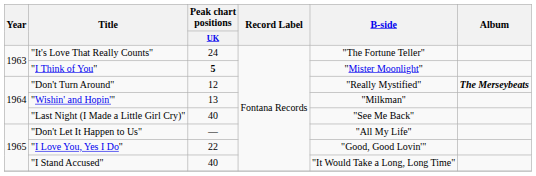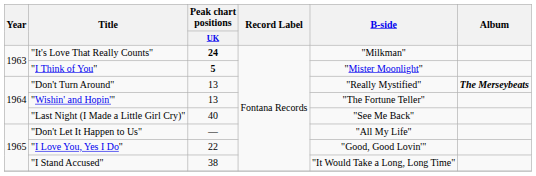(213, 53) normal -> (213, 53) bold
(384, 53) "The Fortune Teller" -> (384, 53) "Milkman"
(213, 84) 12 -> (213, 84) 13
(384, 100) "Milkman" -> (384, 100) "The Fortune Teller"
(213, 163) 40 -> (213, 163) 38
